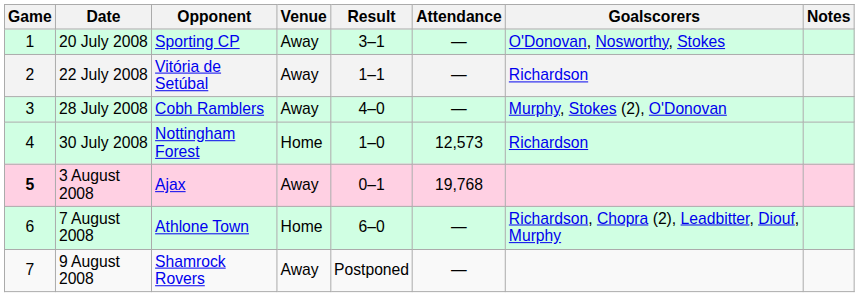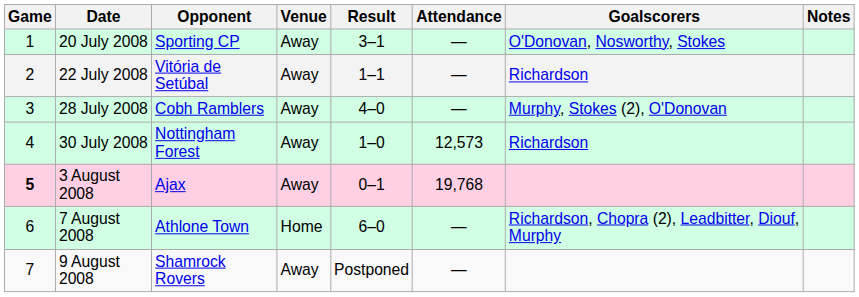(302, 142) Home -> (300, 142) Away
